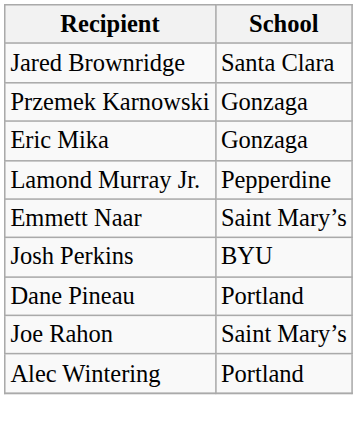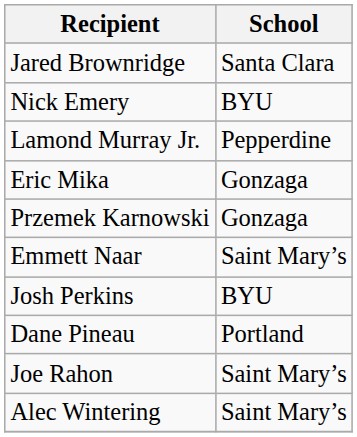+ row: (70, 101)
rows swapped: (110, 101) <-> (105, 179)
(262, 373) Portland -> (284, 412) Saint Mary’s
